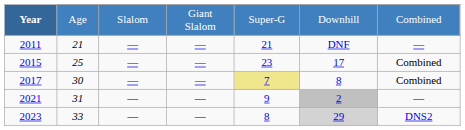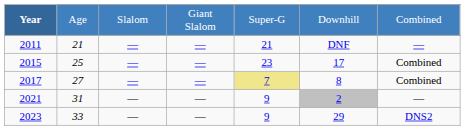(78, 80) 30 -> (78, 80) 27
(267, 116) 8 -> (267, 116) 9
(339, 116) lightgrey background -> (339, 116) no background
